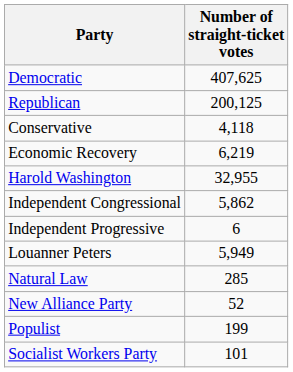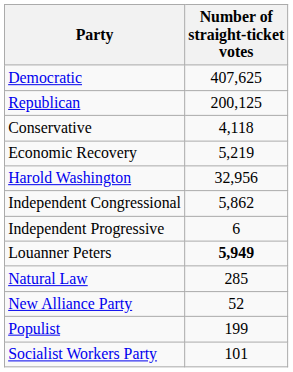(236, 153) 6,219 -> (236, 153) 5,219
(236, 178) 32,955 -> (236, 178) 32,956
(236, 253) normal -> (236, 253) bold
